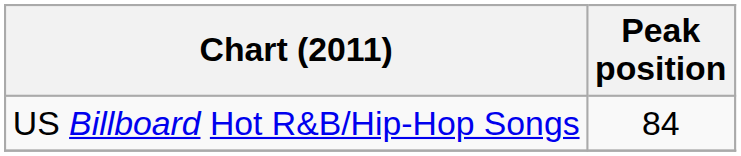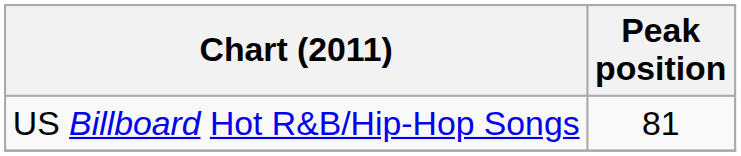(661, 122) 84 -> (661, 122) 81
